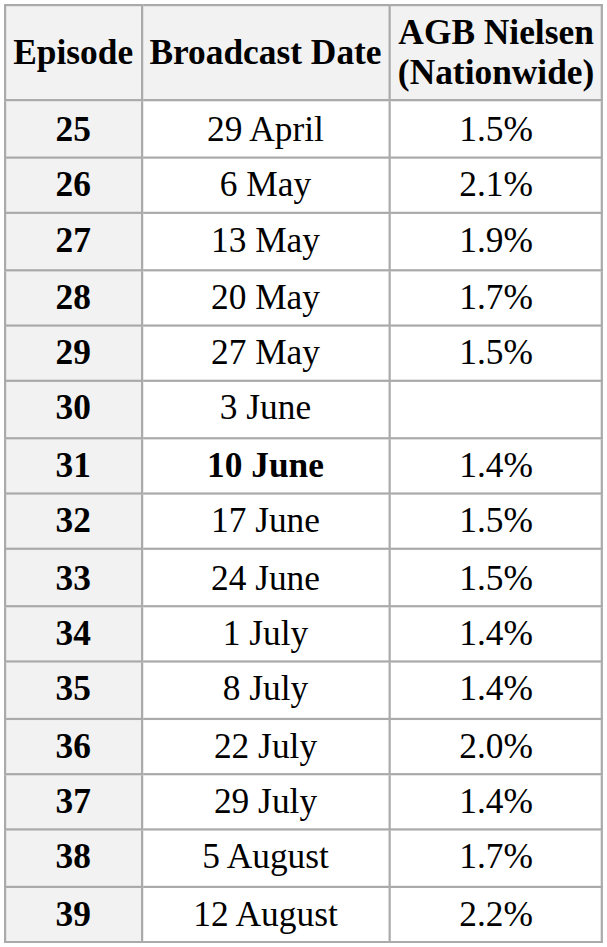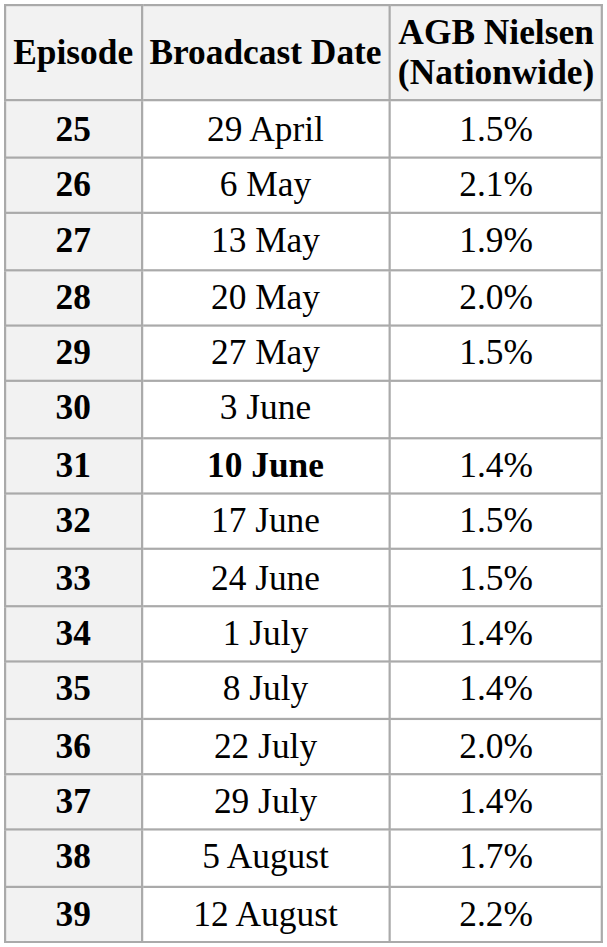(496, 296) 1.7% -> (496, 296) 2.0%
